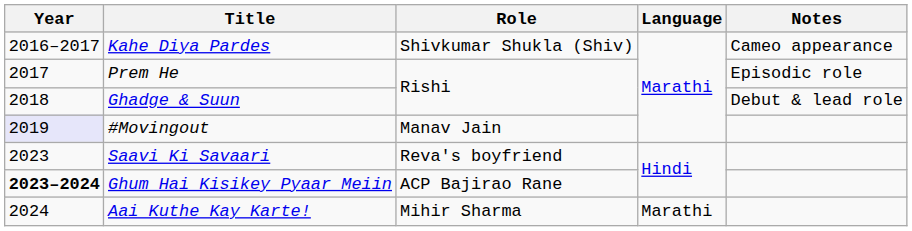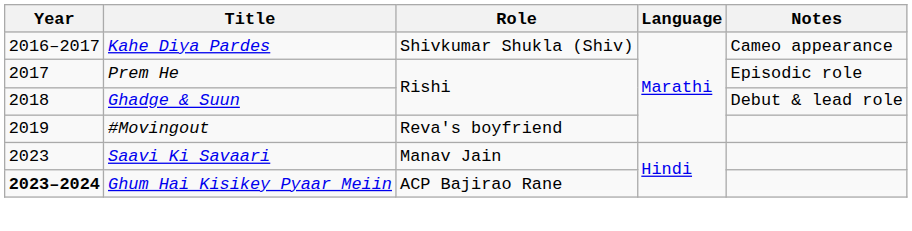(29, 129) lavender background -> (29, 129) no background
(451, 129) Manav Jain -> (481, 129) Reva's boyfriend
(481, 156) Reva's boyfriend -> (451, 156) Manav Jain
- row: (209, 211)
